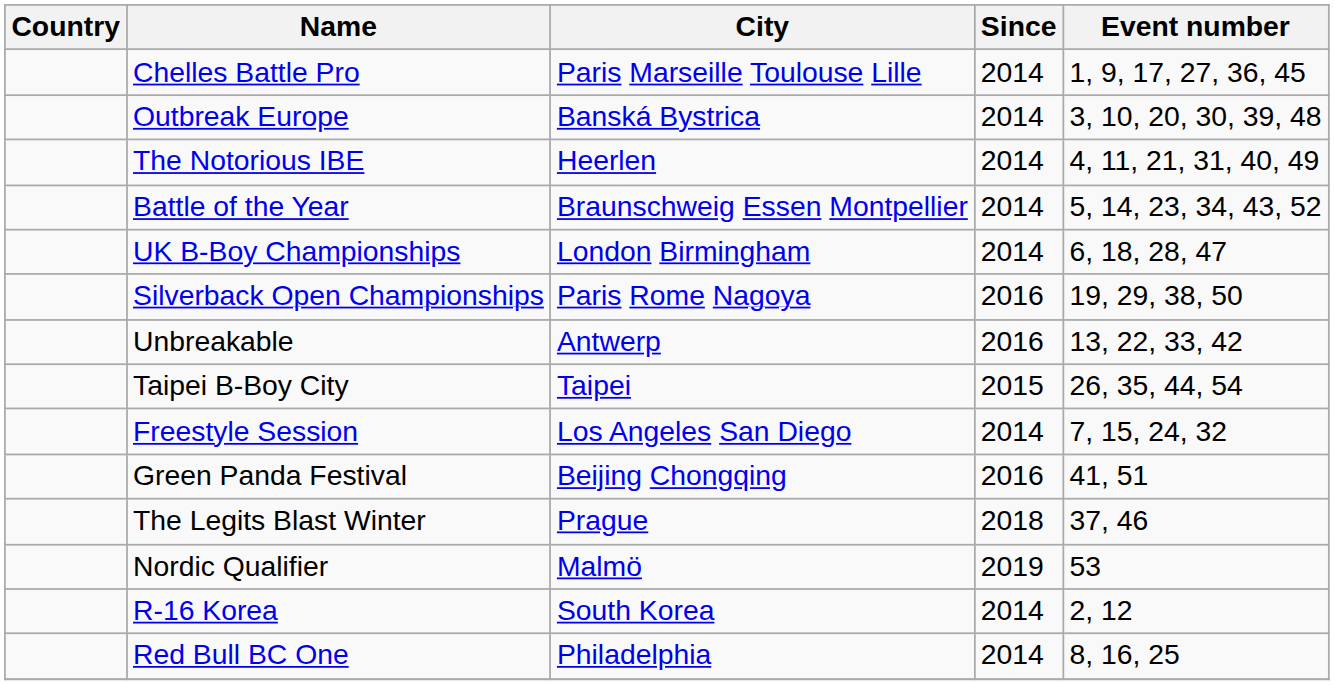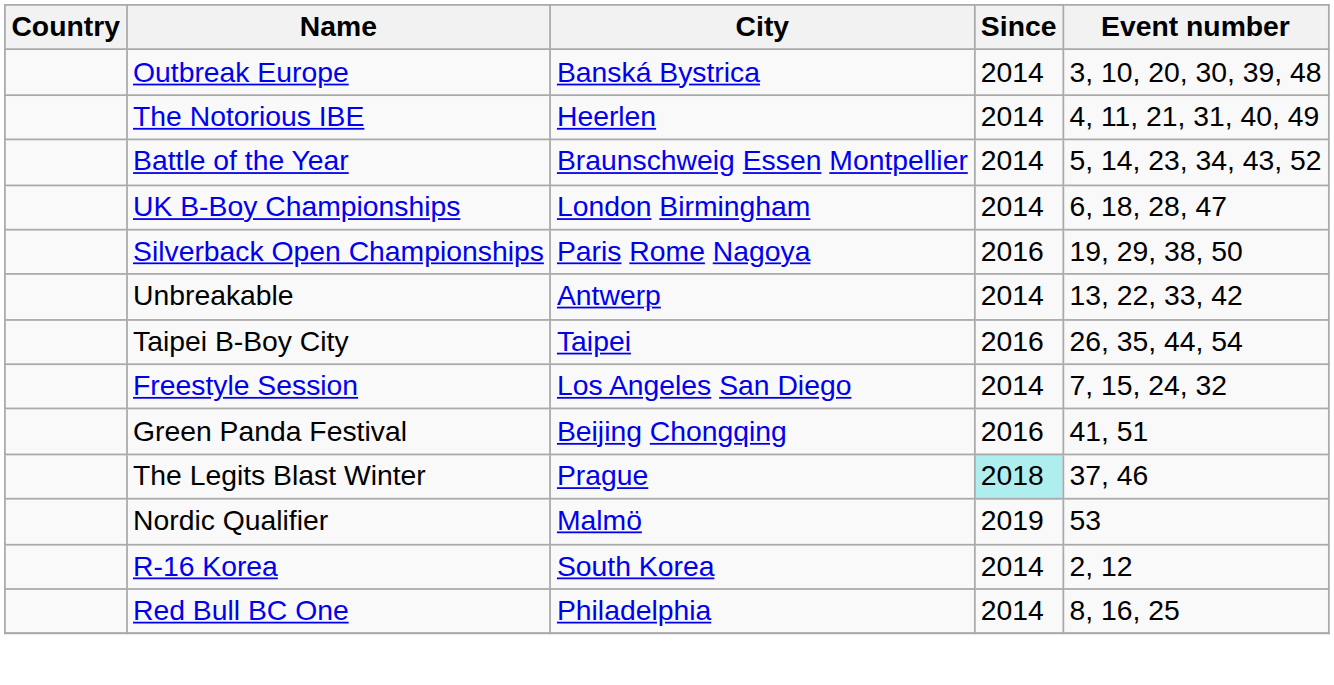- row: (246, 71)
(1012, 341) 2016 -> (1012, 296) 2014
(1012, 386) 2015 -> (1012, 341) 2016
(1012, 521) no background -> (1012, 476) paleturquoise background
